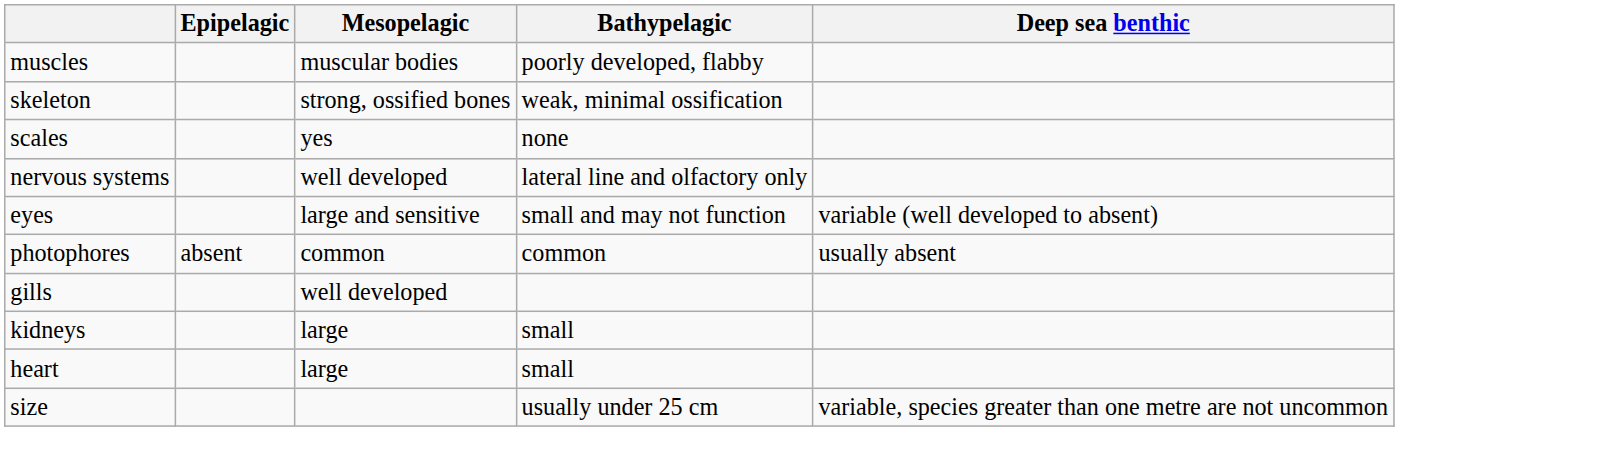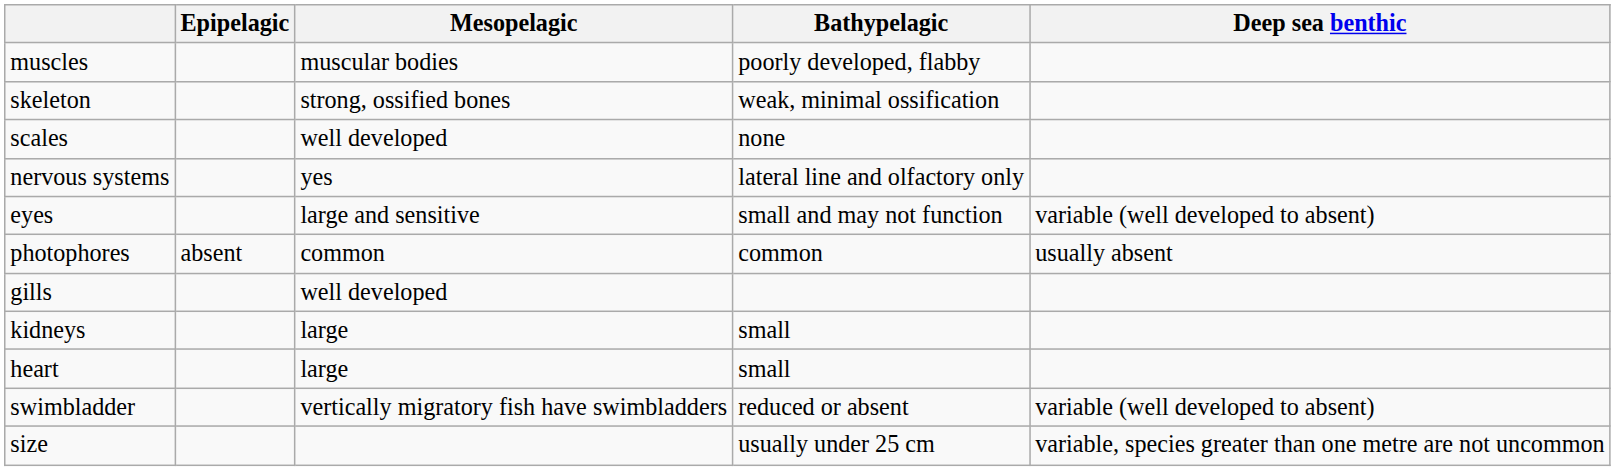(316, 138) yes -> (374, 138) well developed
(374, 176) well developed -> (316, 176) yes
+ row: (73, 406)
